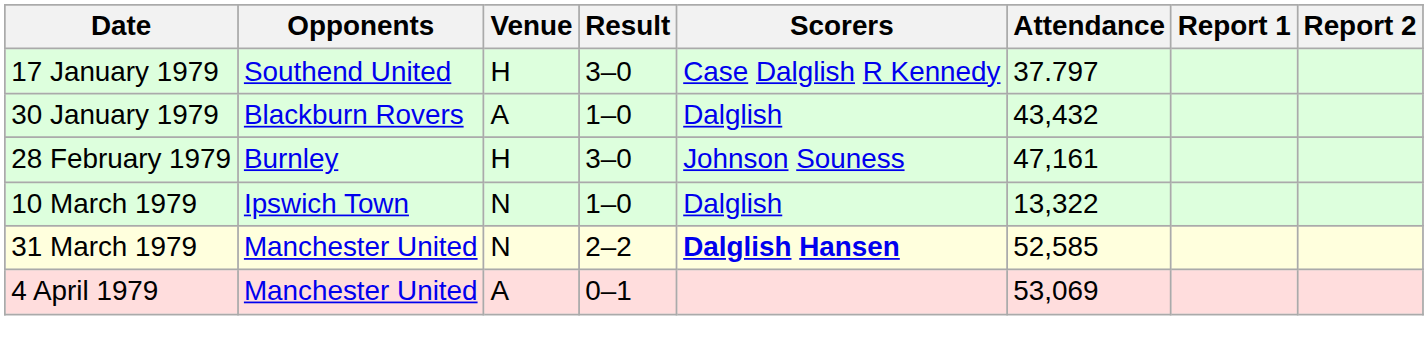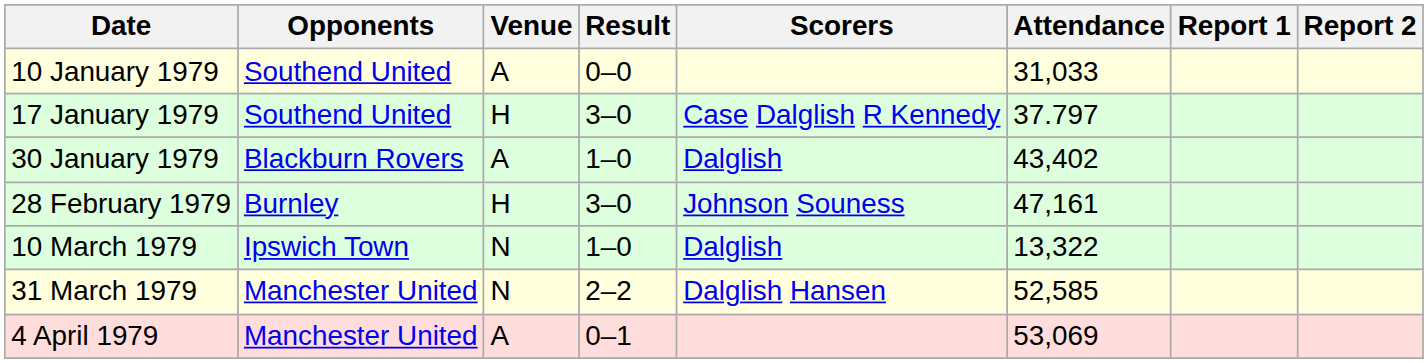+ row: (115, 70)
(1056, 114) 43,432 -> (1056, 159) 43,402
(791, 247) bold -> (785, 291) normal
